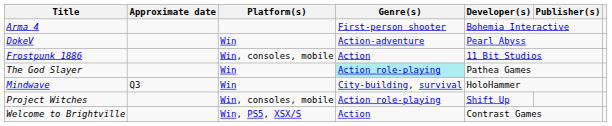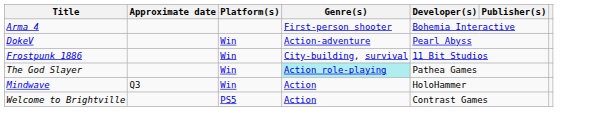(277, 56) Win, consoles, mobile -> (228, 56) Win
(354, 56) Action -> (346, 56) City-building, survival
(400, 85) City-building, survival -> (300, 85) Action
- row: (47, 99)
(261, 114) Win, PS5, XSX/S -> (228, 99) PS5
